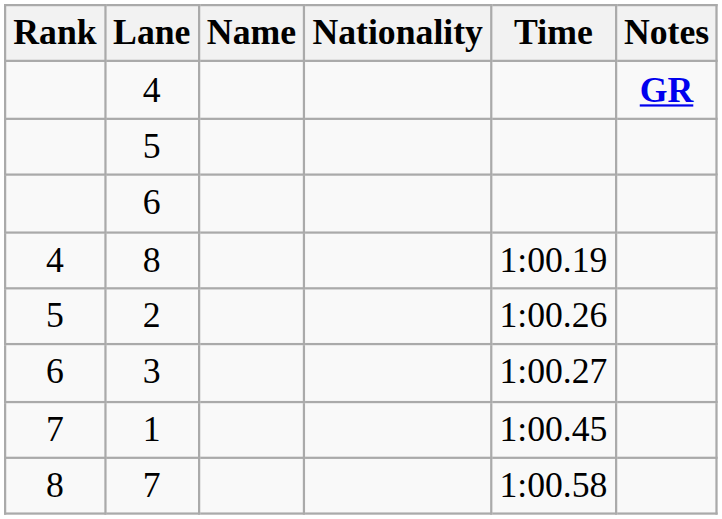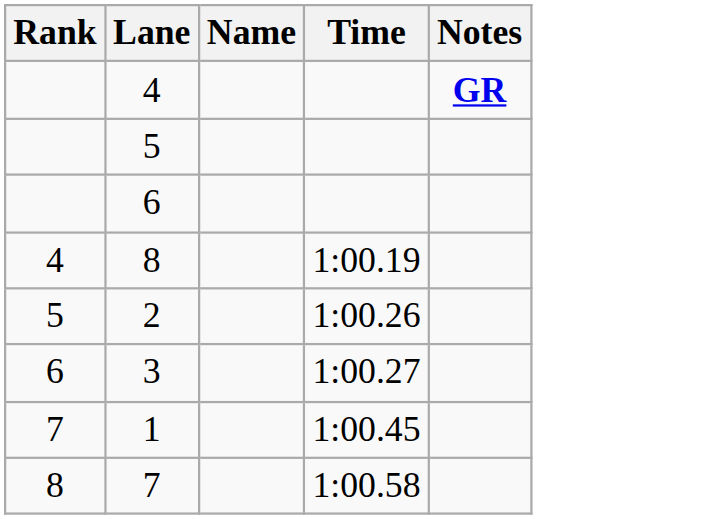- column: (398, 32)
